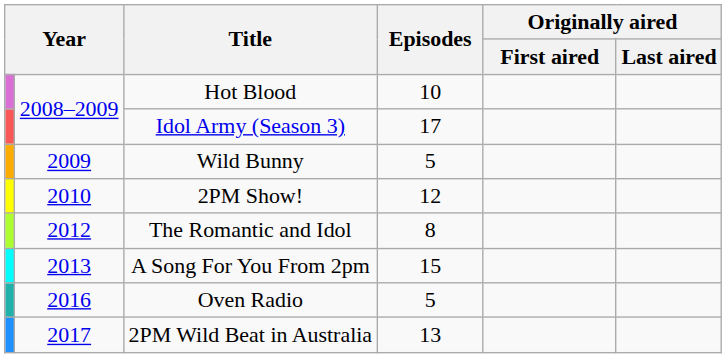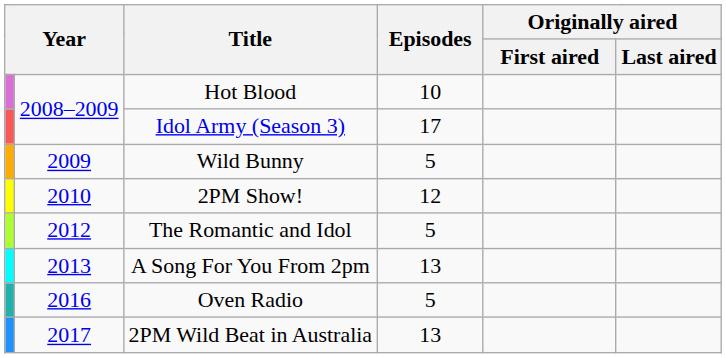(430, 230) 8 -> (430, 230) 5
(430, 265) 15 -> (430, 265) 13
